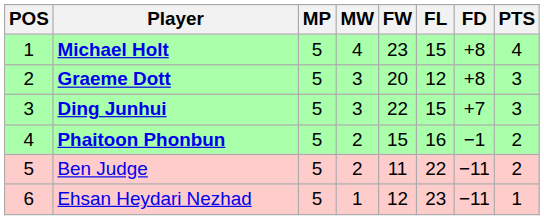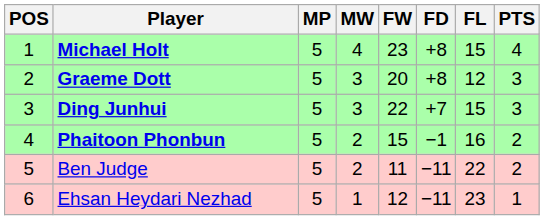columns swapped: (436, 19) <-> (474, 19)
